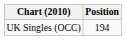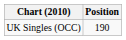(102, 27) 194 -> (102, 27) 190
